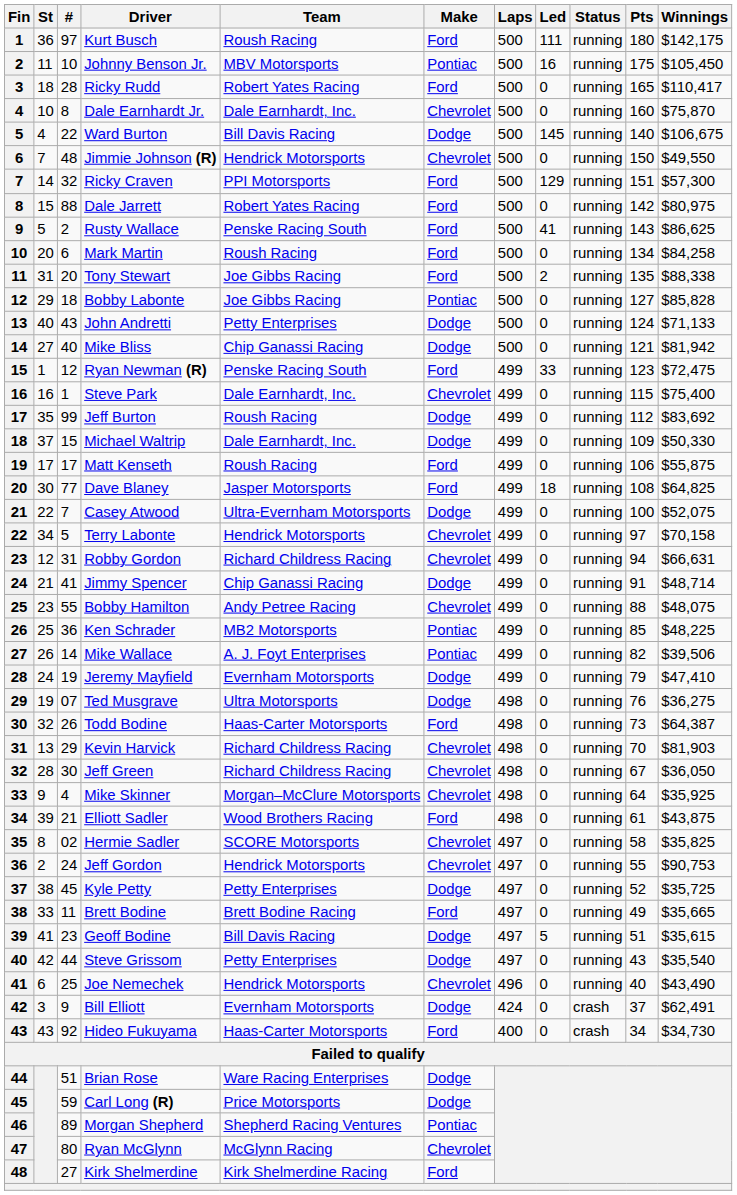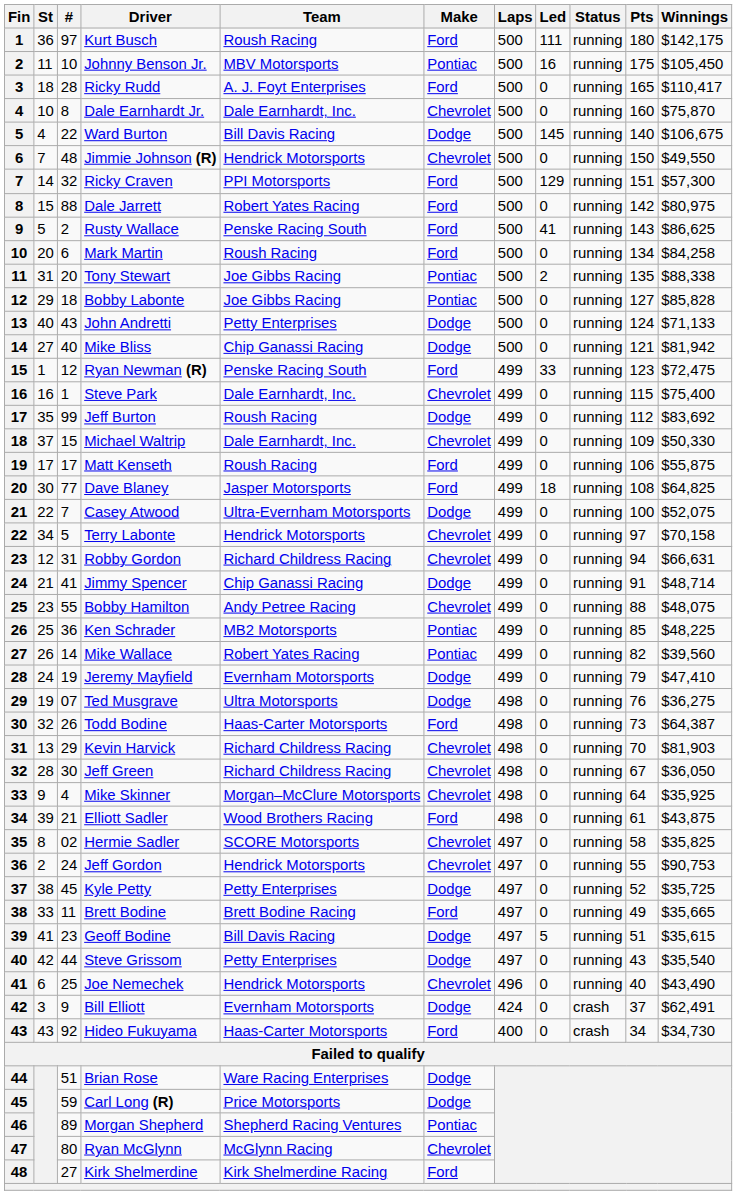(291, 87) Robert Yates Racing -> (295, 87) A. J. Foyt Enterprises
(443, 276) Ford -> (452, 276) Pontiac
(449, 441) Dodge -> (459, 441) Chevrolet
(295, 653) A. J. Foyt Enterprises -> (291, 653) Robert Yates Racing
(688, 653) $39,506 -> (688, 653) $39,560
